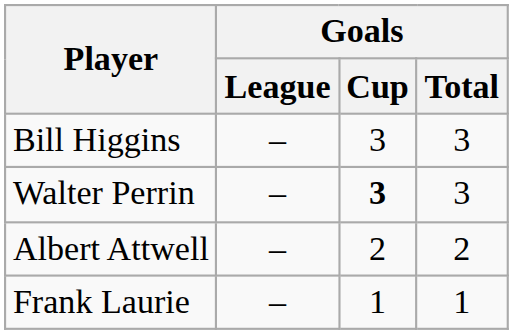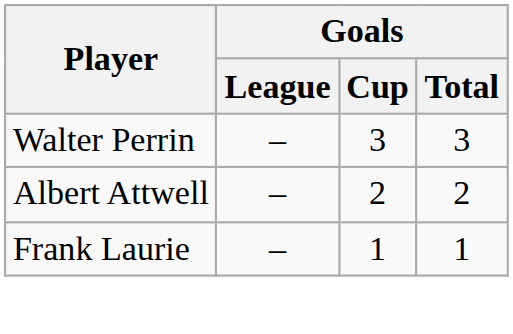- row: (97, 139)
(378, 193) bold -> (378, 139) normal
